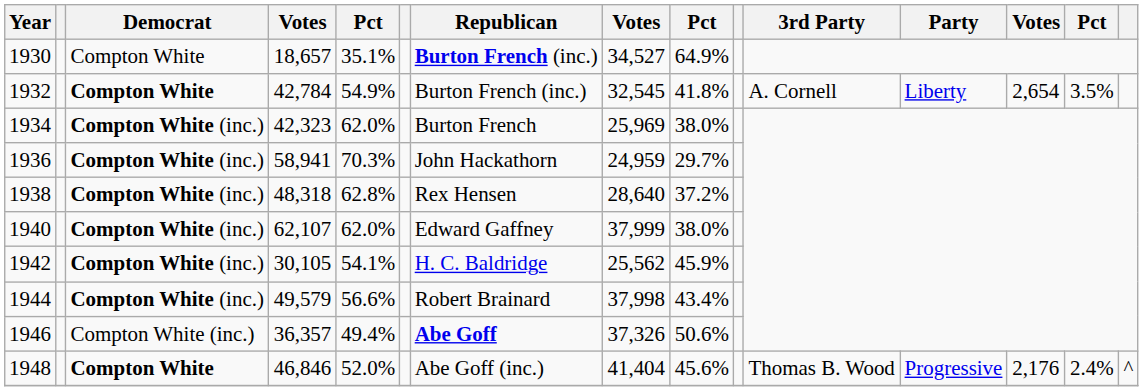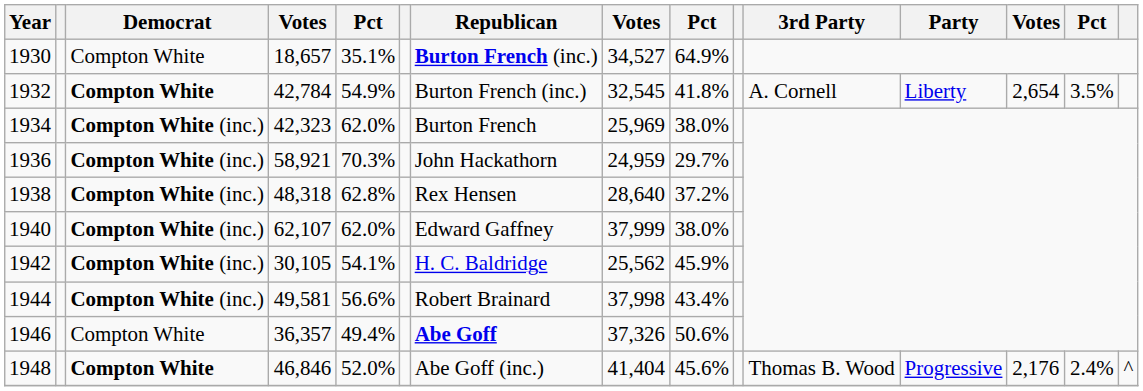(302, 160) 58,941 -> (302, 160) 58,921
(302, 298) 49,579 -> (302, 298) 49,581
(163, 333) Compton White (inc.) -> (138, 333) Compton White
